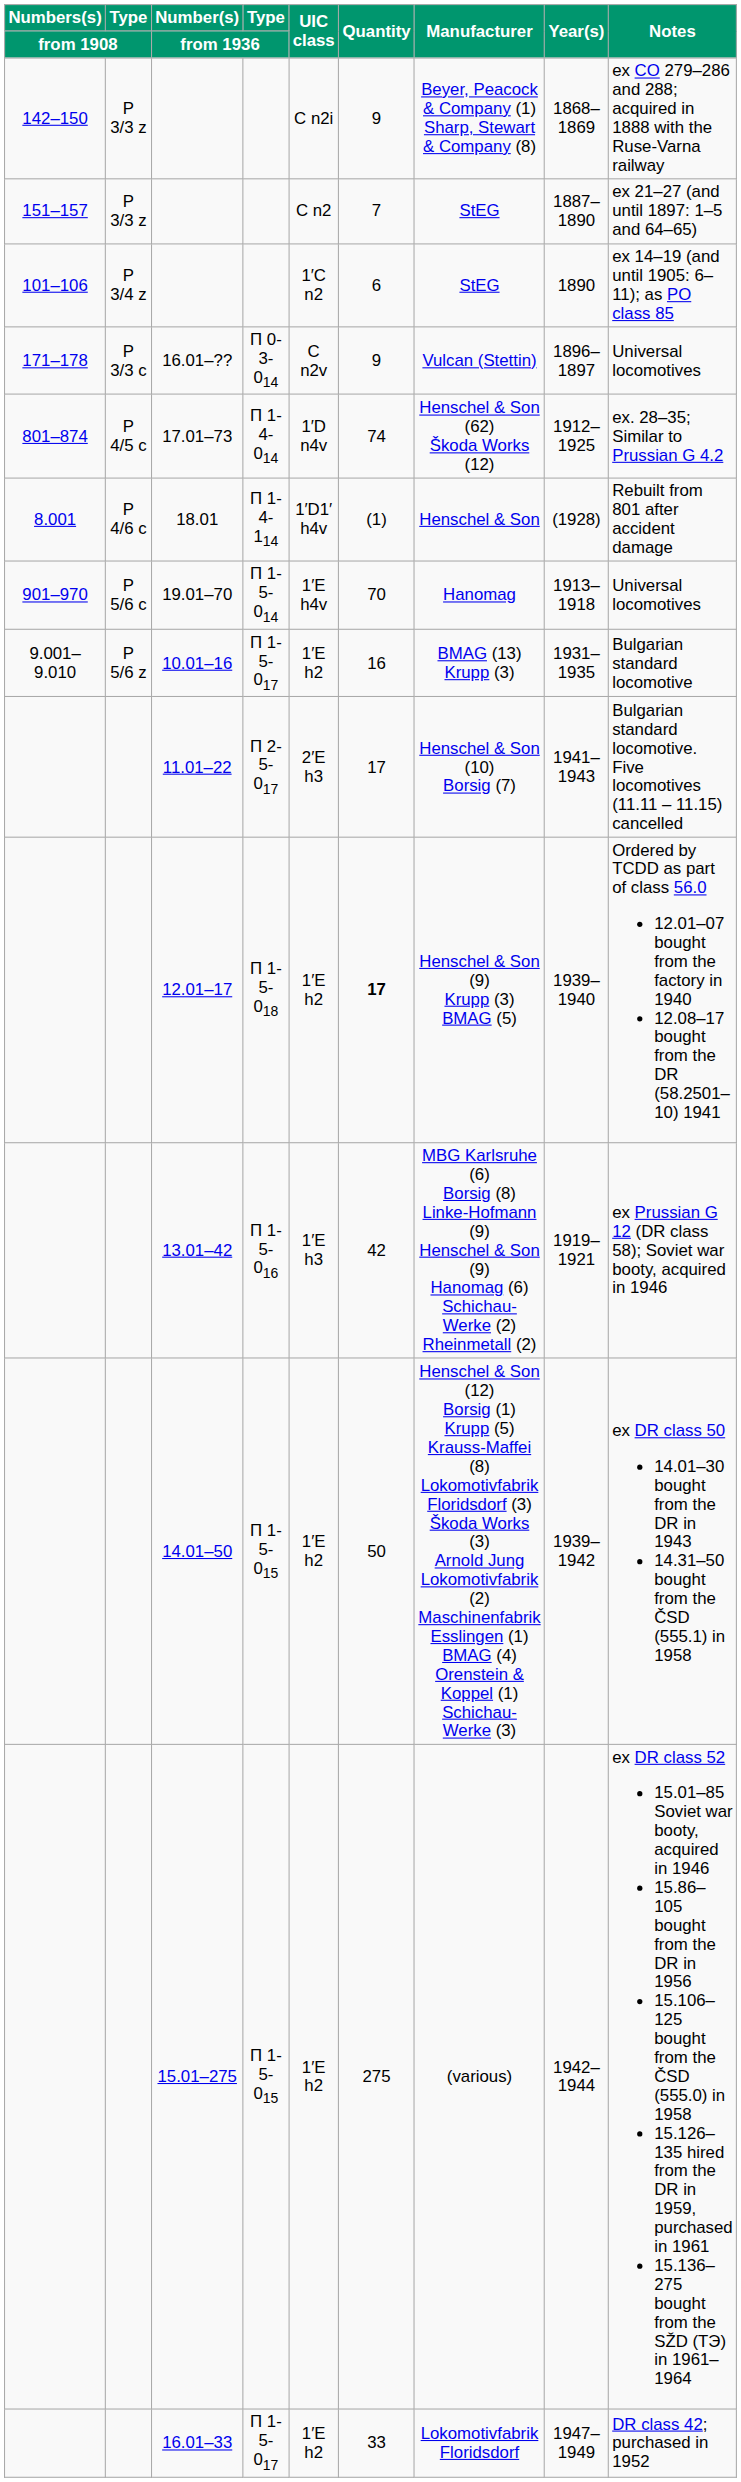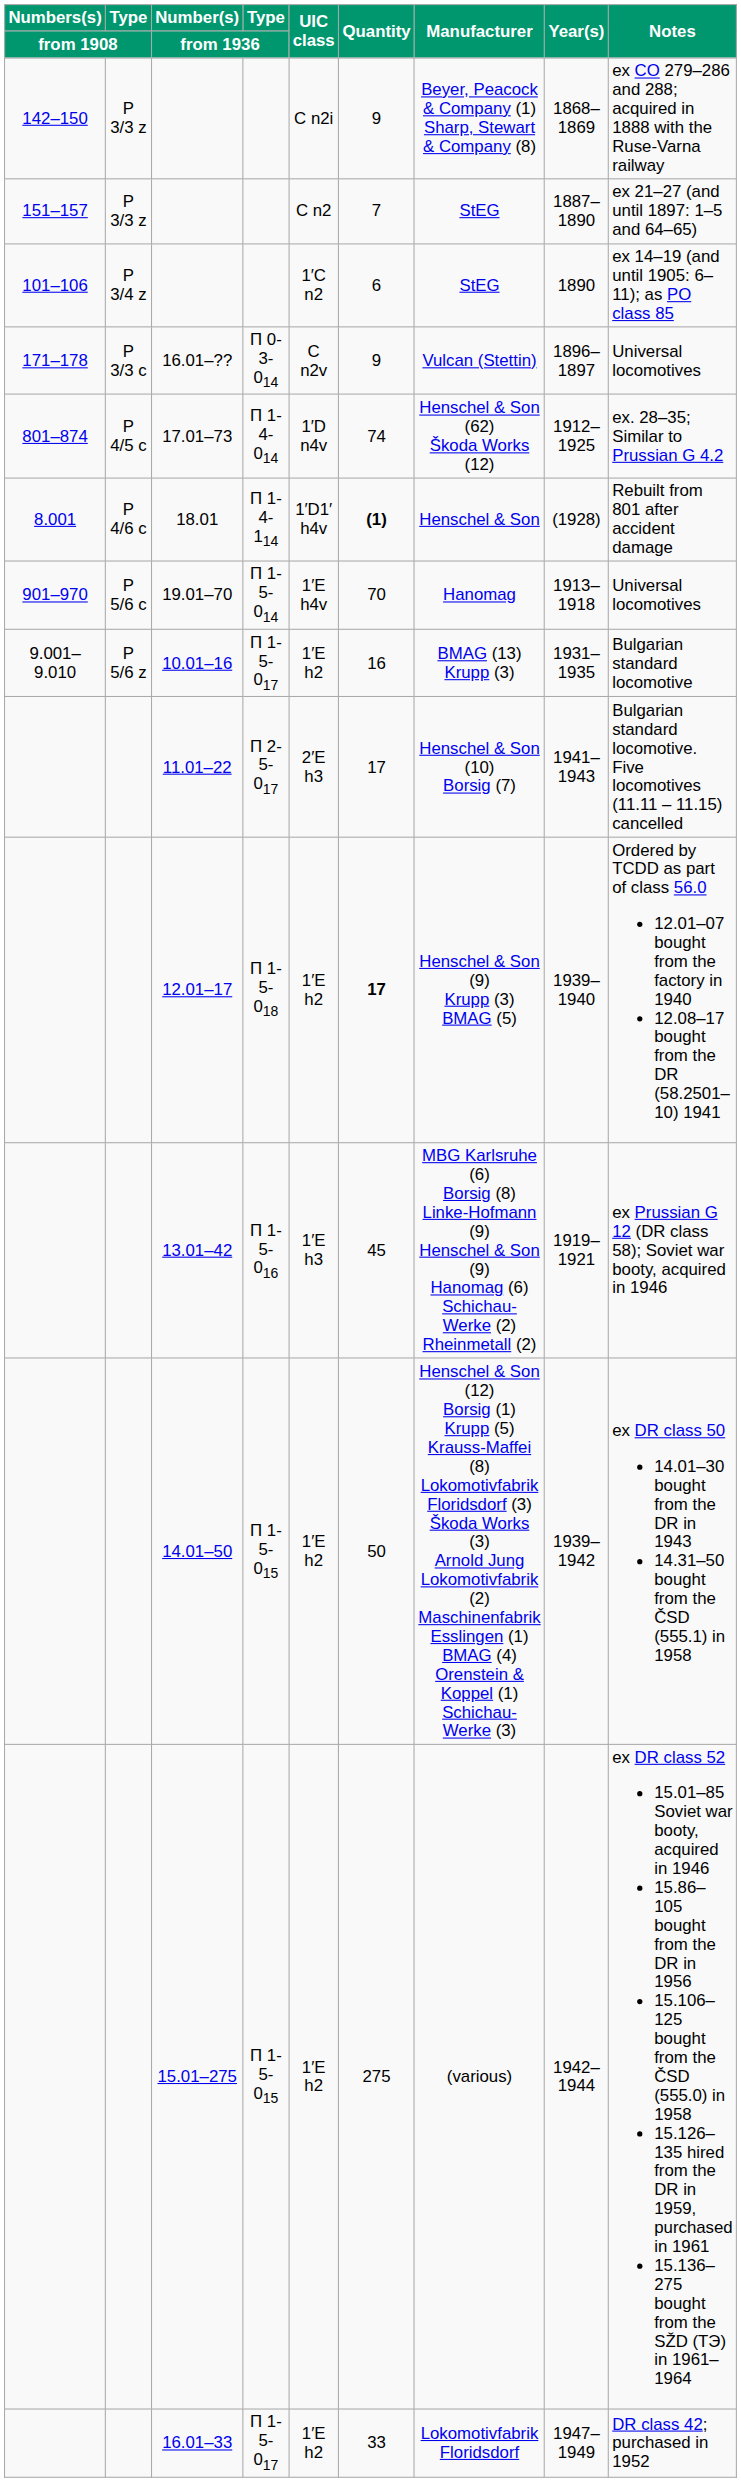(377, 519) normal -> (377, 519) bold
(377, 1250) 42 -> (377, 1250) 45
